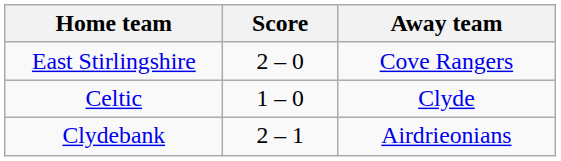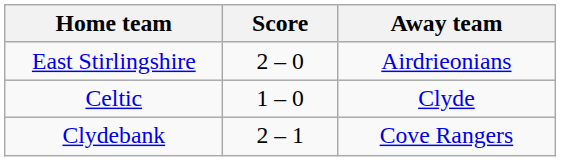(446, 60) Cove Rangers -> (446, 60) Airdrieonians
(446, 135) Airdrieonians -> (446, 135) Cove Rangers
